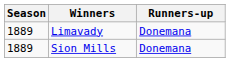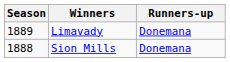(20, 48) 1889 -> (20, 48) 1888
